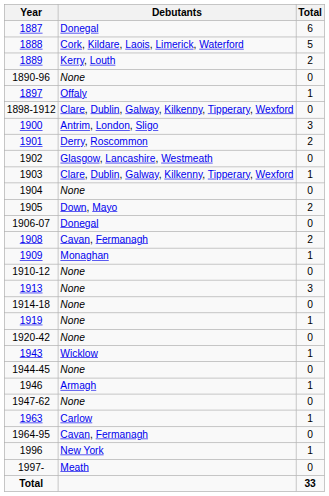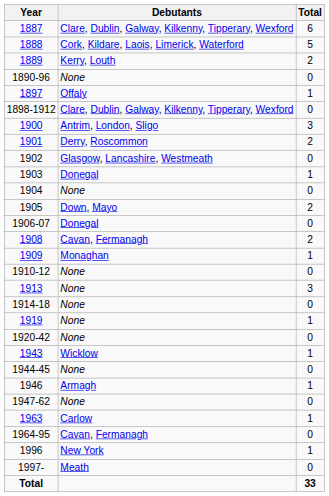(79, 28) Donegal -> (177, 28) Clare, Dublin, Galway, Kilkenny, Tipperary, Wexford
(177, 175) Clare, Dublin, Galway, Kilkenny, Tipperary, Wexford -> (79, 175) Donegal
